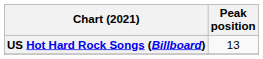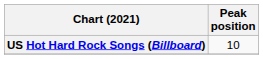(233, 44) 13 -> (233, 44) 10
